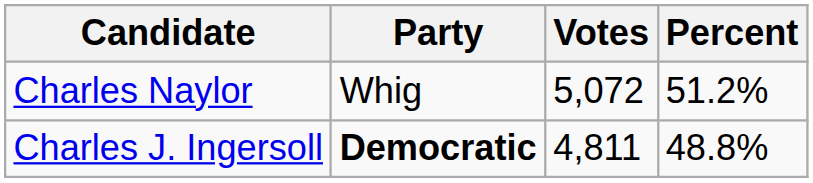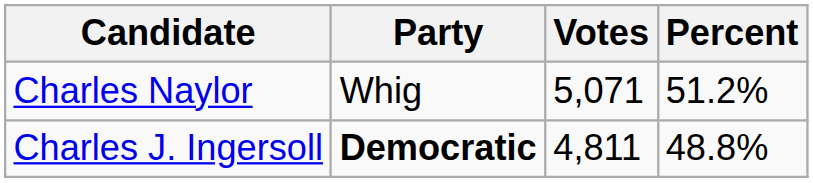(599, 90) 5,072 -> (599, 90) 5,071
